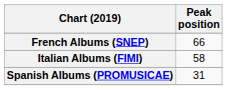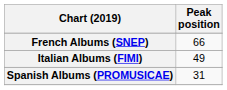(199, 59) 58 -> (199, 59) 49
